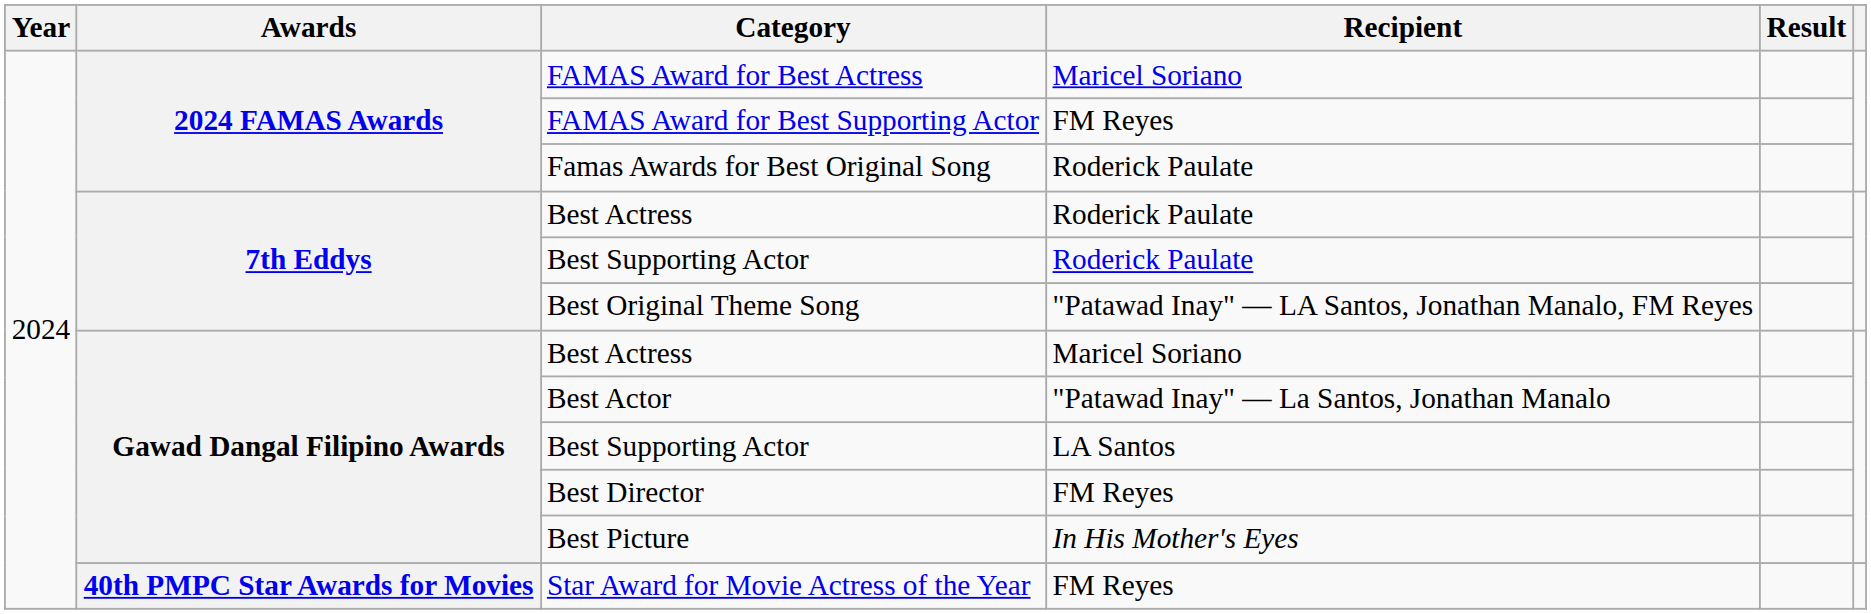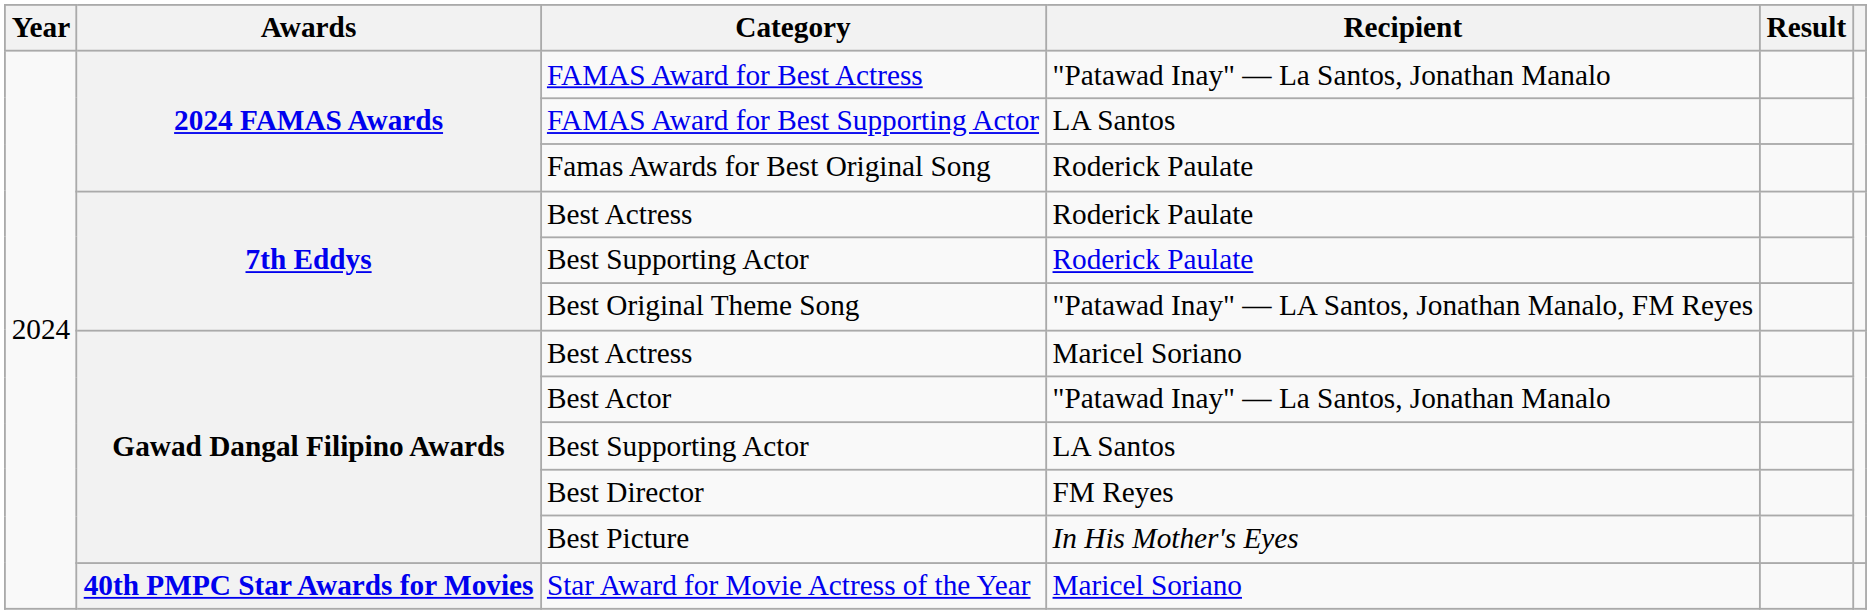(1147, 74) Maricel Soriano -> (1332, 74) "Patawad Inay" — La Santos, Jonathan Manalo
(1113, 120) FM Reyes -> (1114, 120) LA Santos
(1113, 584) FM Reyes -> (1147, 584) Maricel Soriano
